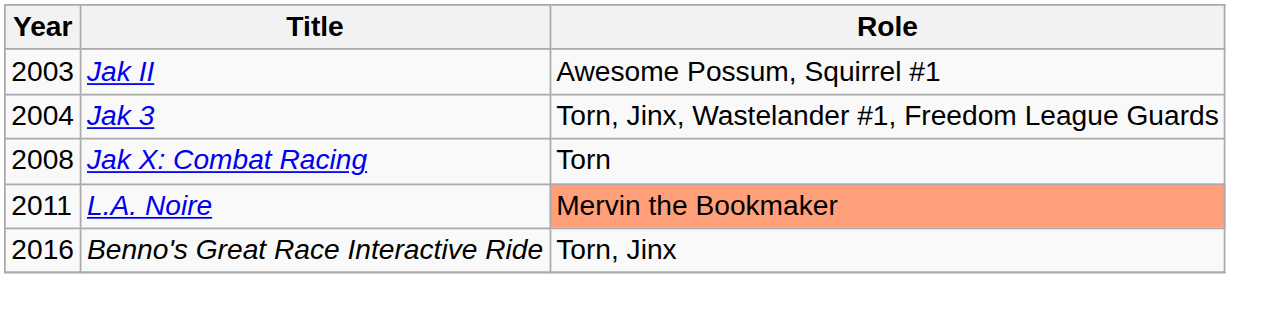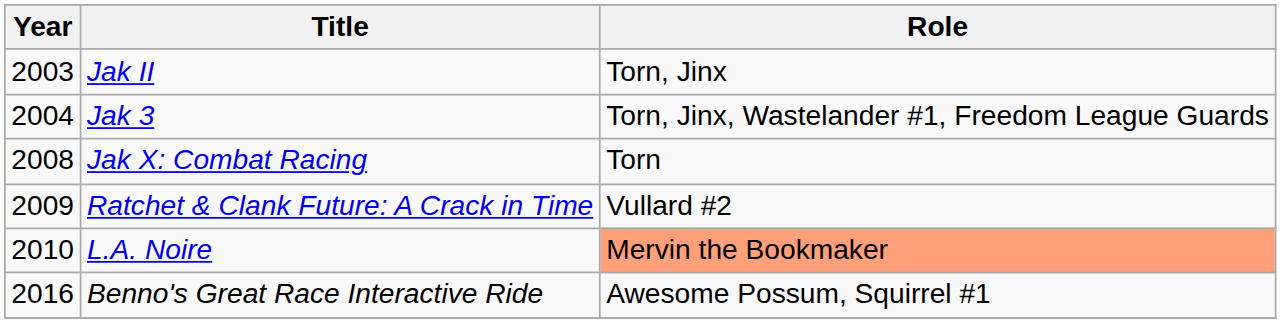(748, 71) Awesome Possum, Squirrel #1 -> (667, 71) Torn, Jinx
+ row: (340, 205)
(42, 205) 2011 -> (43, 250) 2010
(616, 250) Torn, Jinx -> (799, 294) Awesome Possum, Squirrel #1
